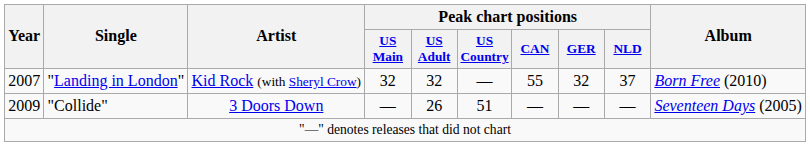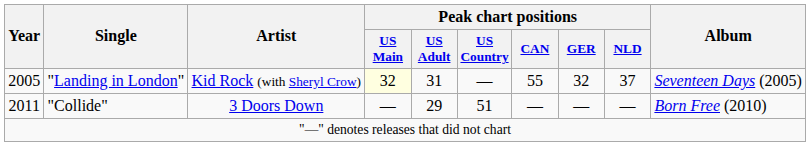(24, 80) 2007 -> (24, 80) 2005
(388, 80) no background -> (388, 80) lightyellow background
(434, 80) 32 -> (434, 80) 31
(711, 80) Born Free (2010) -> (728, 80) Seventeen Days (2005)
(24, 106) 2009 -> (24, 106) 2011
(434, 106) 26 -> (434, 106) 29
(728, 106) Seventeen Days (2005) -> (711, 106) Born Free (2010)
